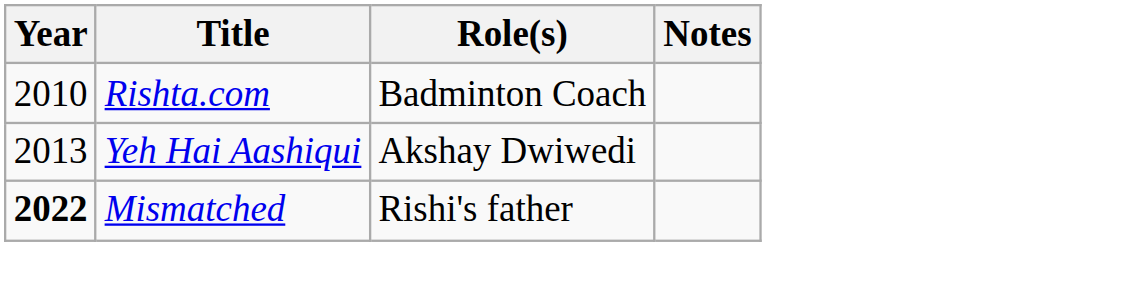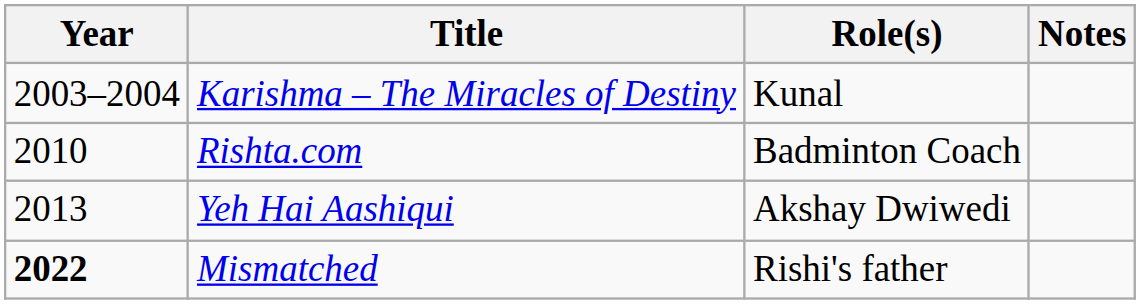+ row: (467, 92)
